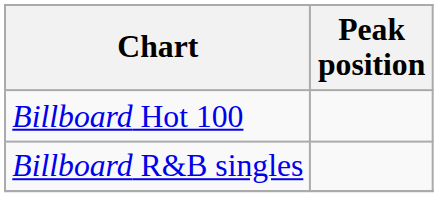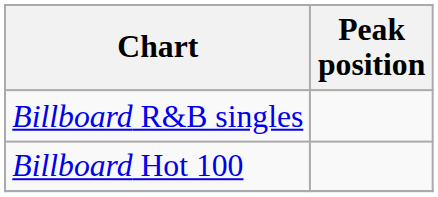rows swapped: (128, 115) <-> (158, 165)
